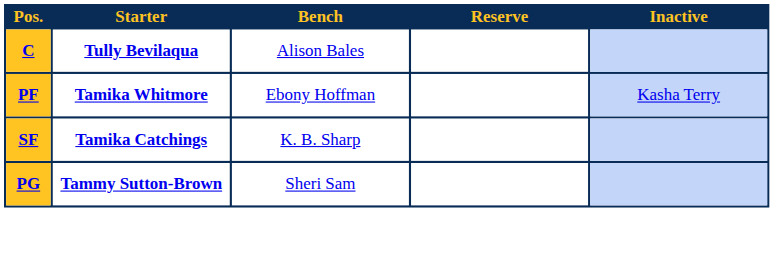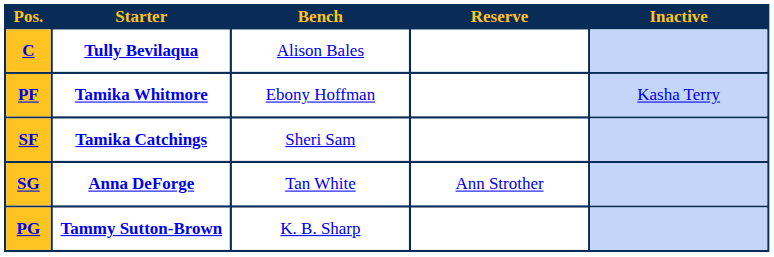(320, 139) K. B. Sharp -> (320, 139) Sheri Sam
+ row: (28, 184)
(320, 184) Sheri Sam -> (320, 228) K. B. Sharp
